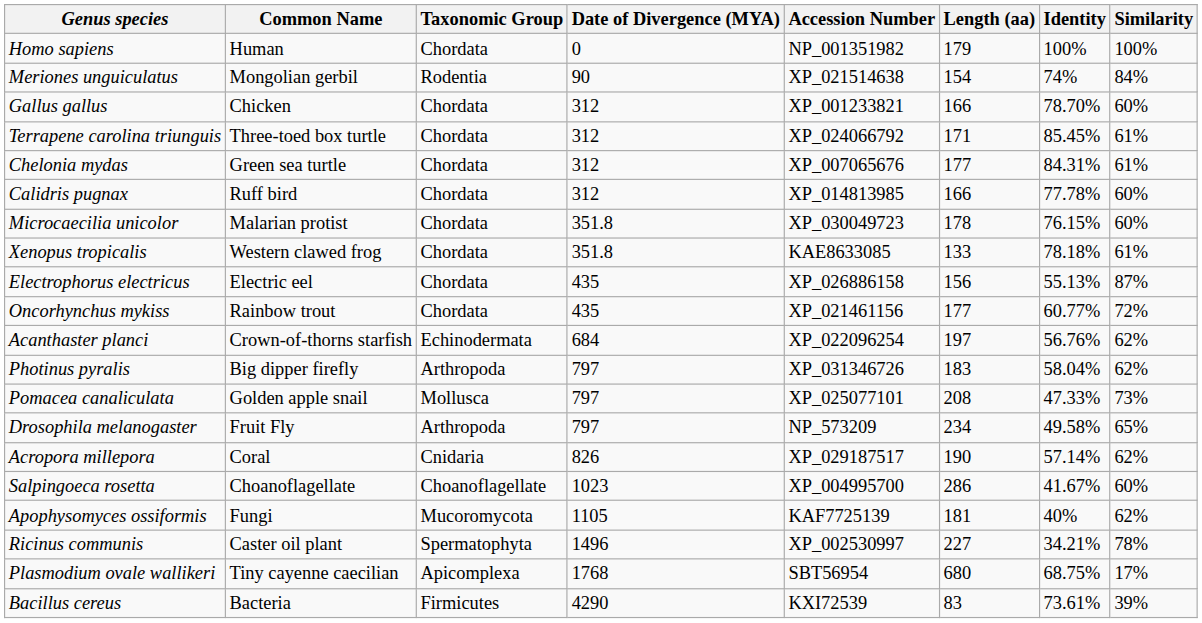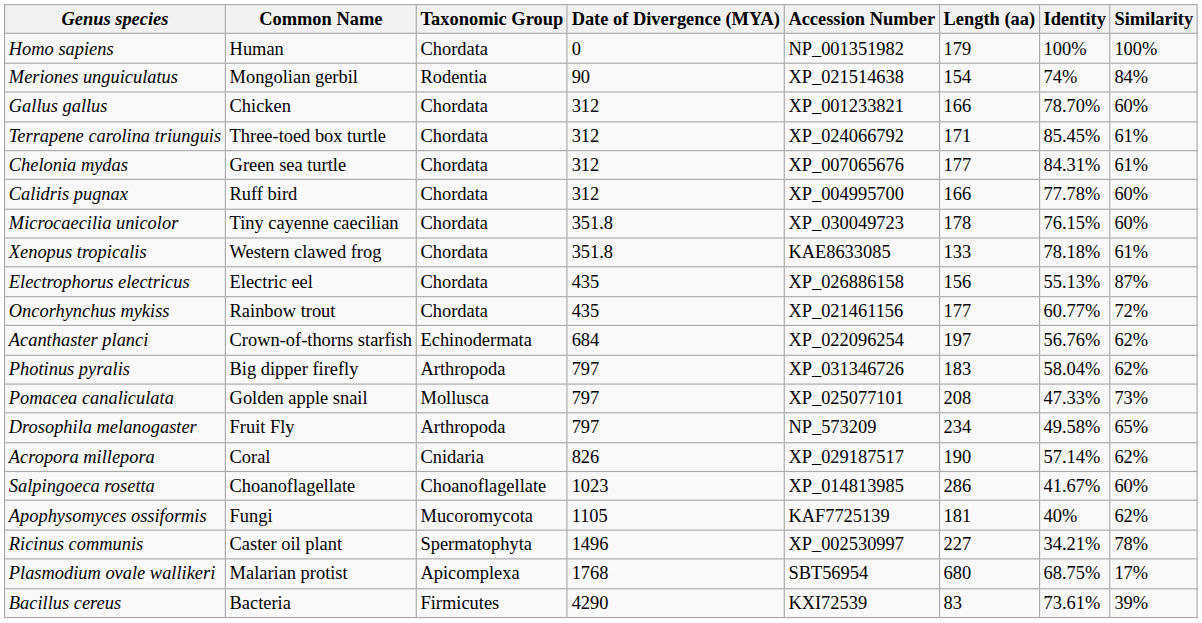(846, 194) XP_014813985 -> (846, 194) XP_004995700
(289, 223) Malarian protist -> (314, 223) Tiny cayenne caecilian
(846, 485) XP_004995700 -> (846, 485) XP_014813985
(314, 573) Tiny cayenne caecilian -> (289, 573) Malarian protist
